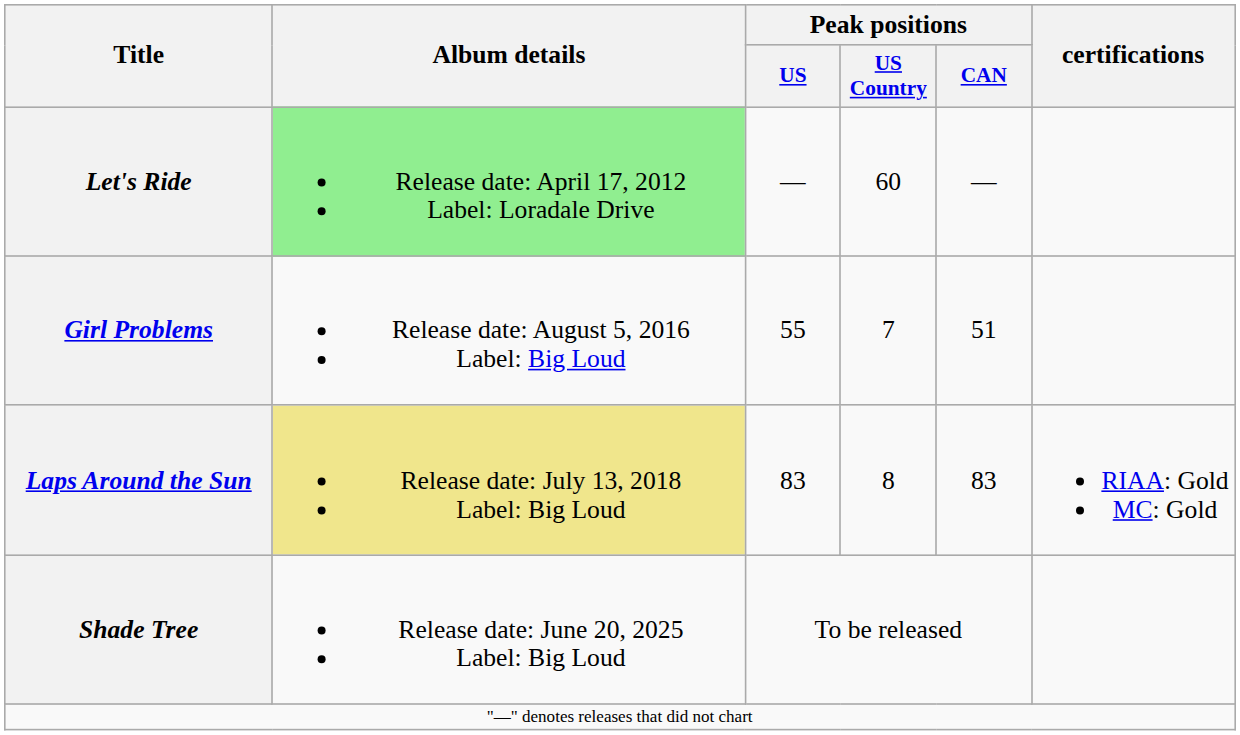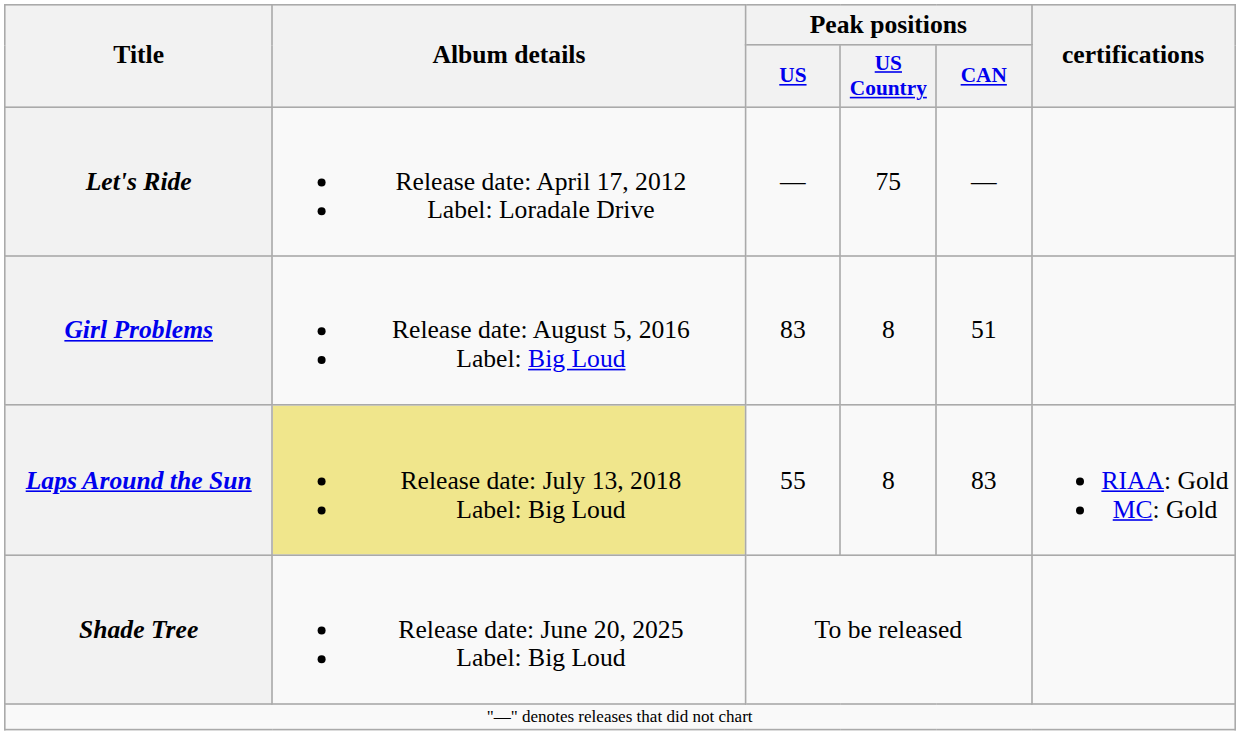(509, 196) lightgreen background -> (509, 196) no background
(888, 181) 60 -> (888, 181) 75
(793, 330) 55 -> (793, 330) 83
(888, 330) 7 -> (888, 330) 8
(793, 479) 83 -> (793, 479) 55
